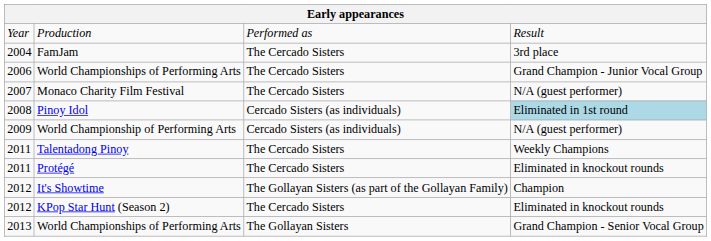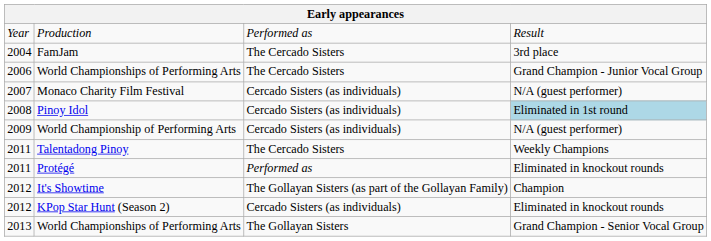(295, 91) The Cercado Sisters -> (324, 91) Cercado Sisters (as individuals)
(295, 168) The Cercado Sisters -> (279, 168) Performed as
(295, 206) The Cercado Sisters -> (324, 206) Cercado Sisters (as individuals)
